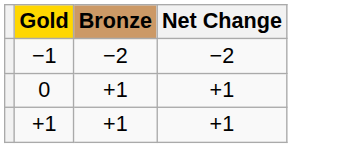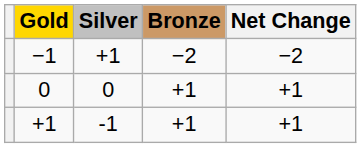+ column: (108, 21)
